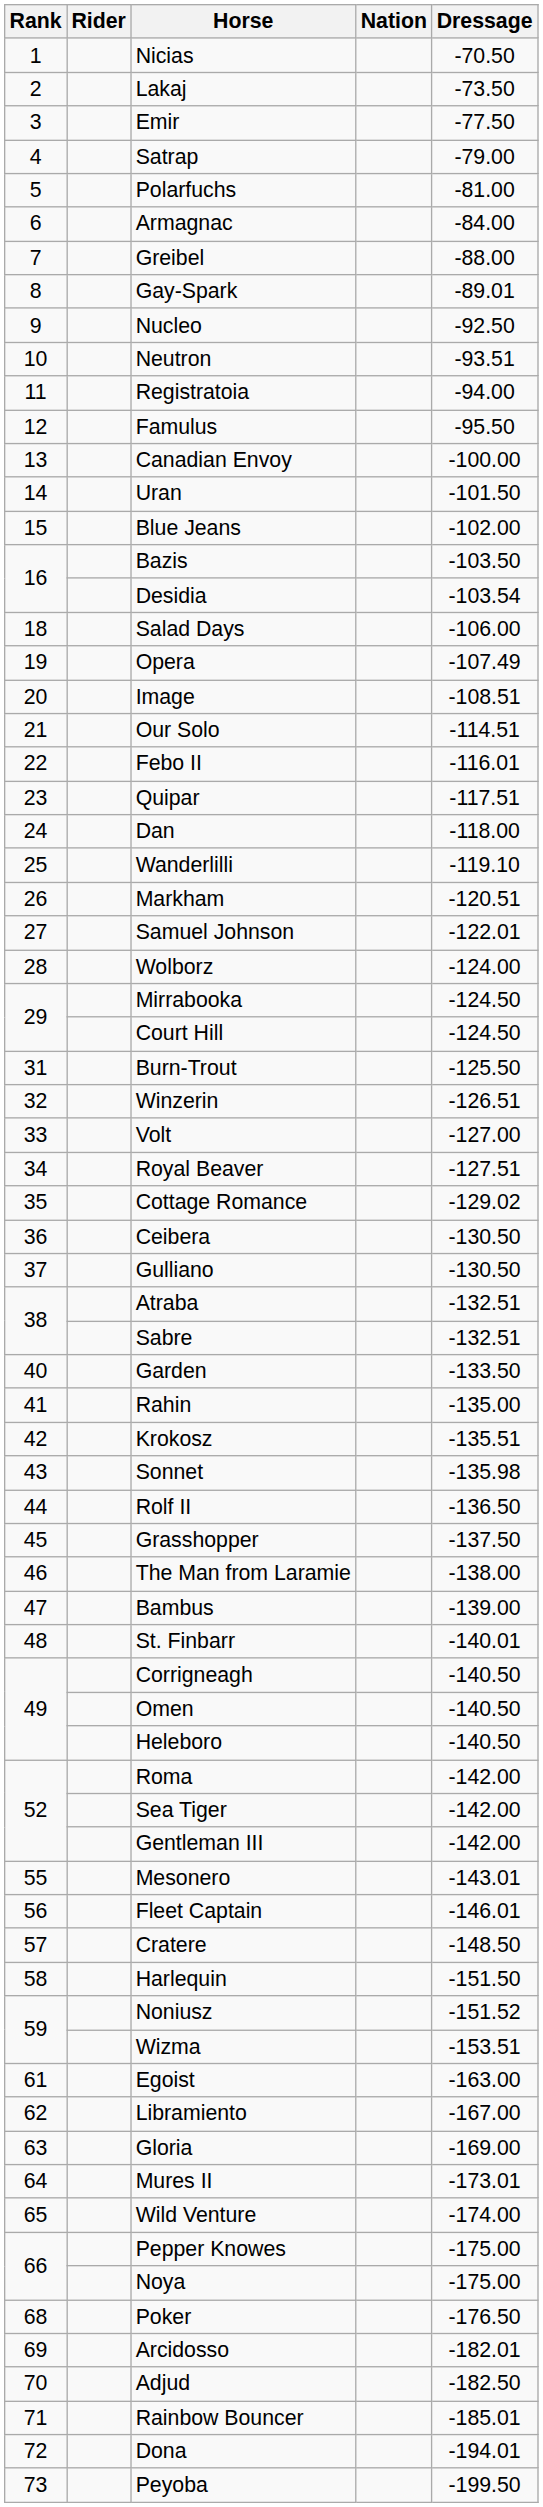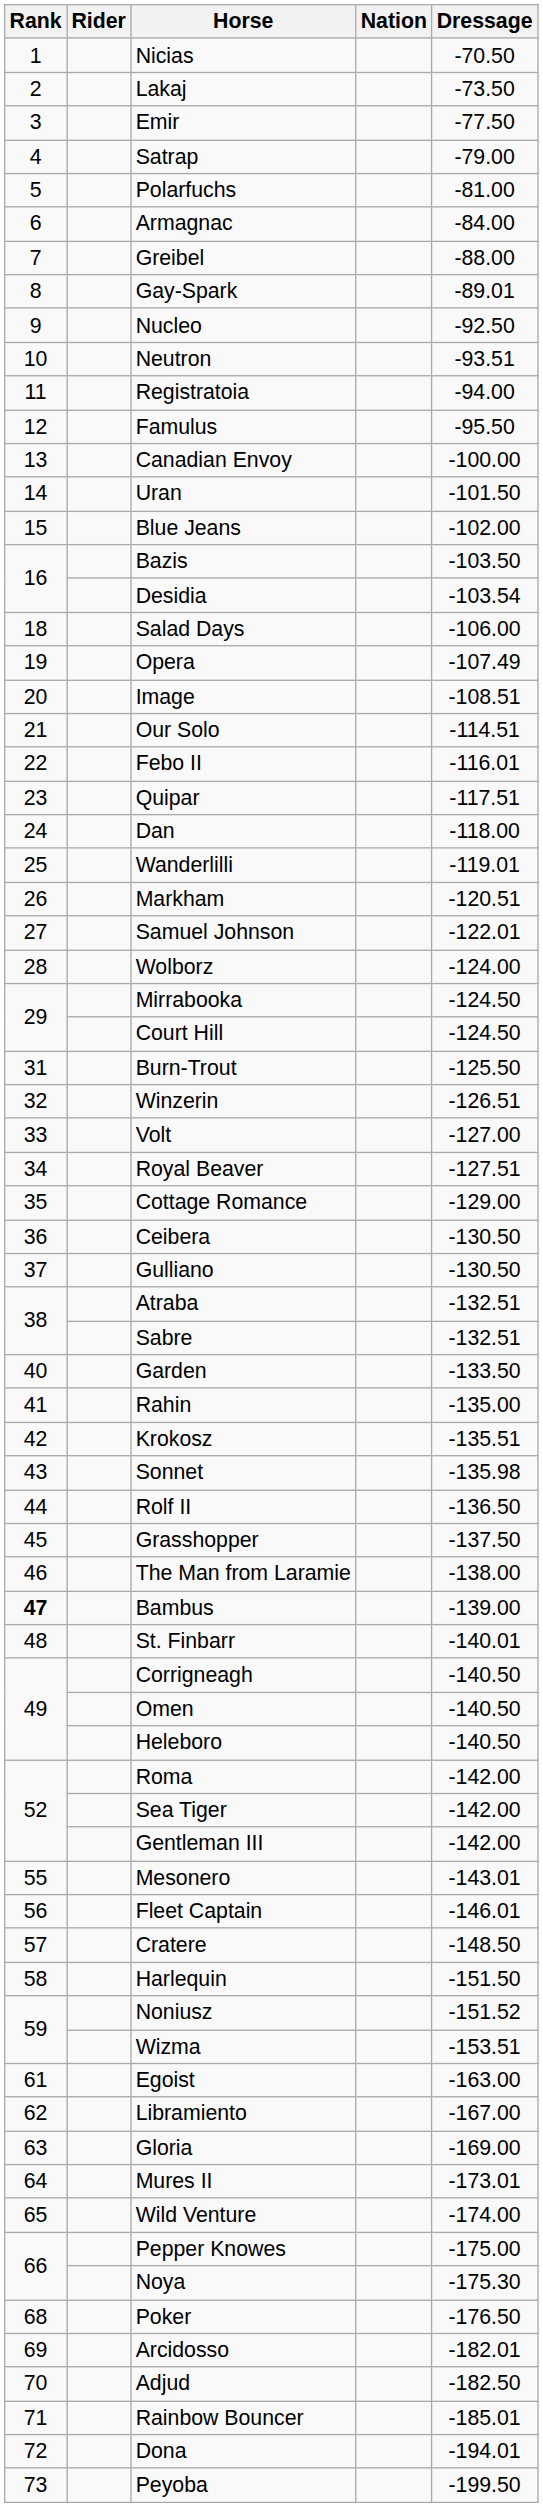(485, 865) -119.10 -> (485, 865) -119.01
(485, 1202) -129.02 -> (485, 1202) -129.00
(36, 1607) normal -> (36, 1607) bold
(485, 2282) -175.00 -> (485, 2282) -175.30
